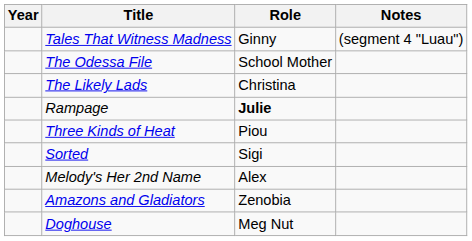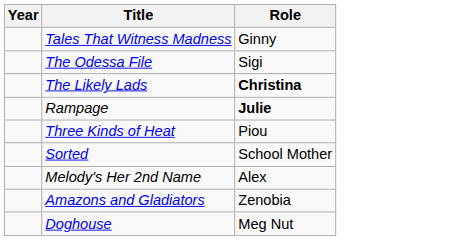- column: (401, 16)
(285, 62) School Mother -> (250, 62) Sigi
(267, 85) normal -> (270, 85) bold
(250, 154) Sigi -> (285, 154) School Mother
